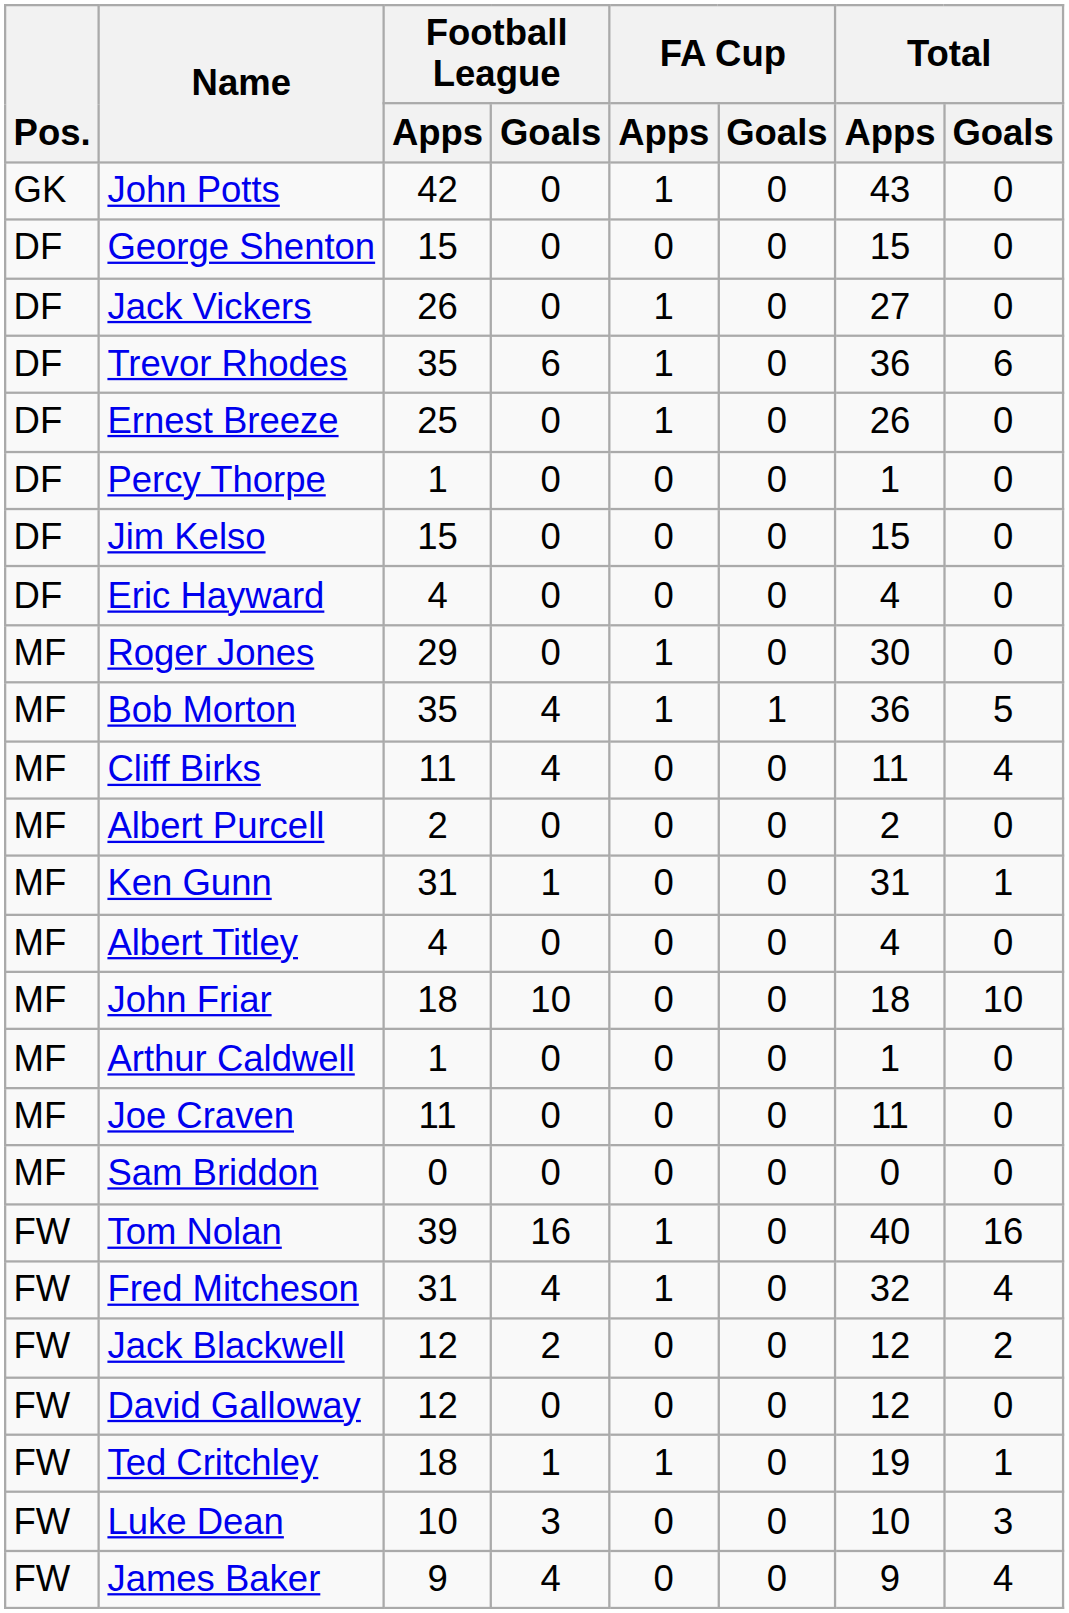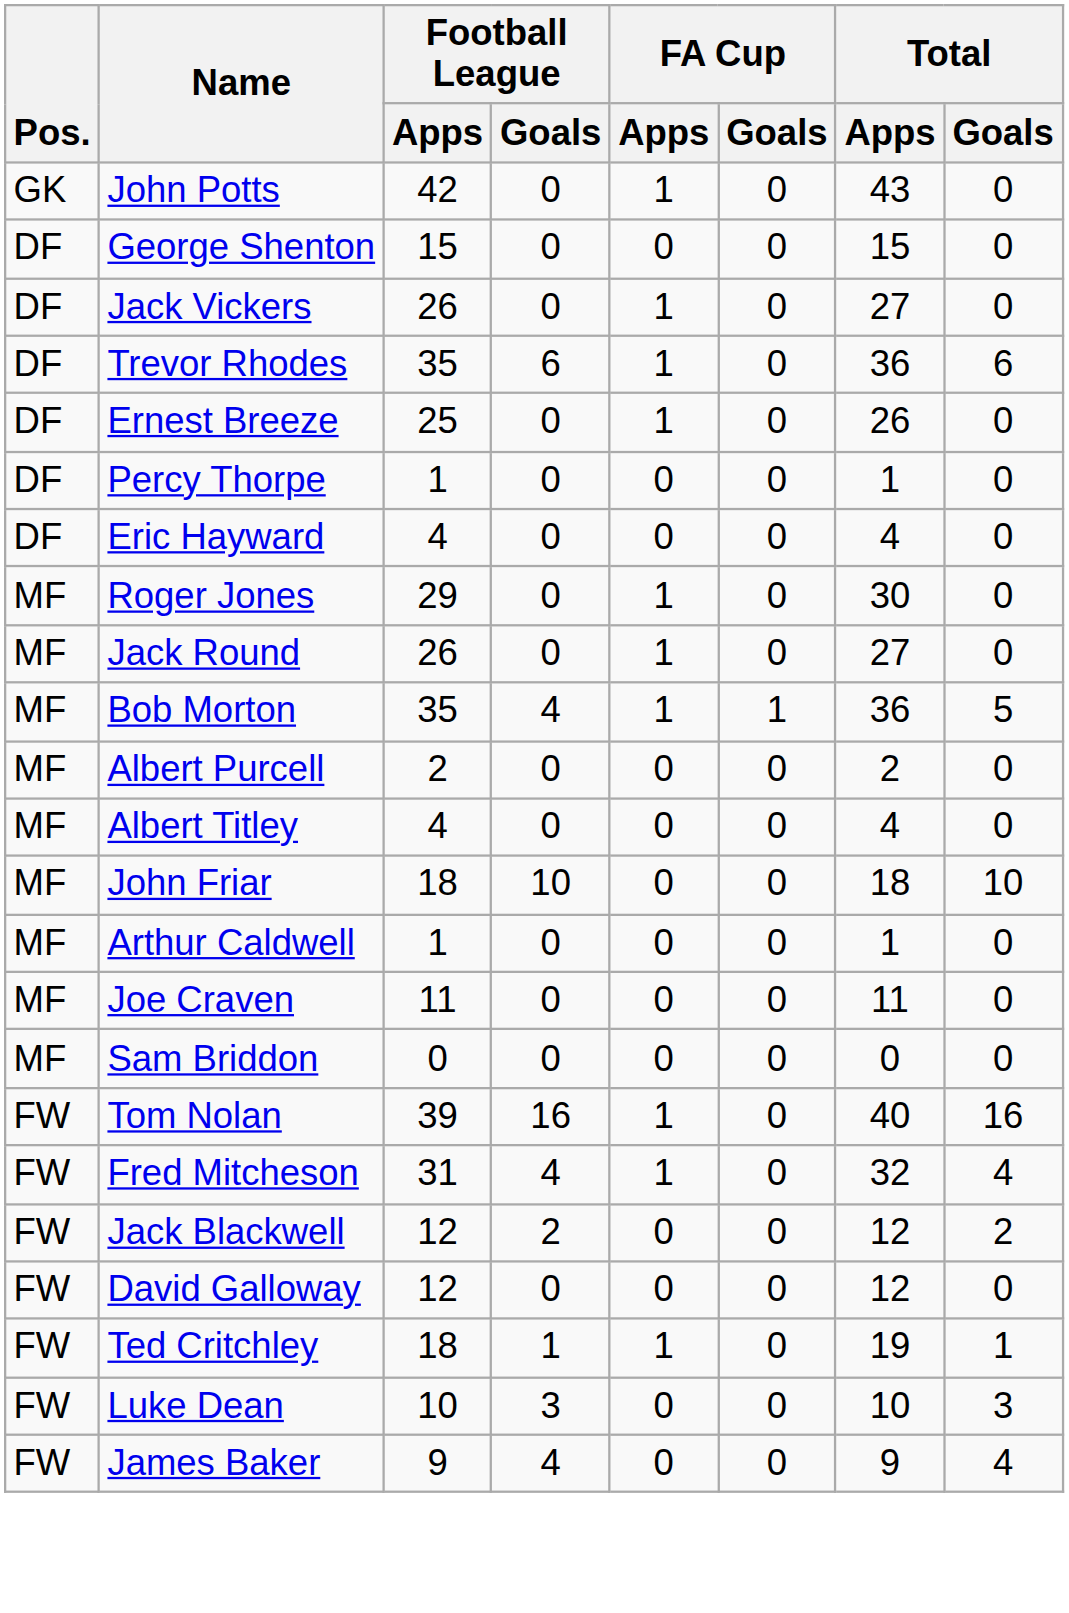- row: (186, 537)
+ row: (204, 653)
- row: (184, 768)
- row: (190, 884)
